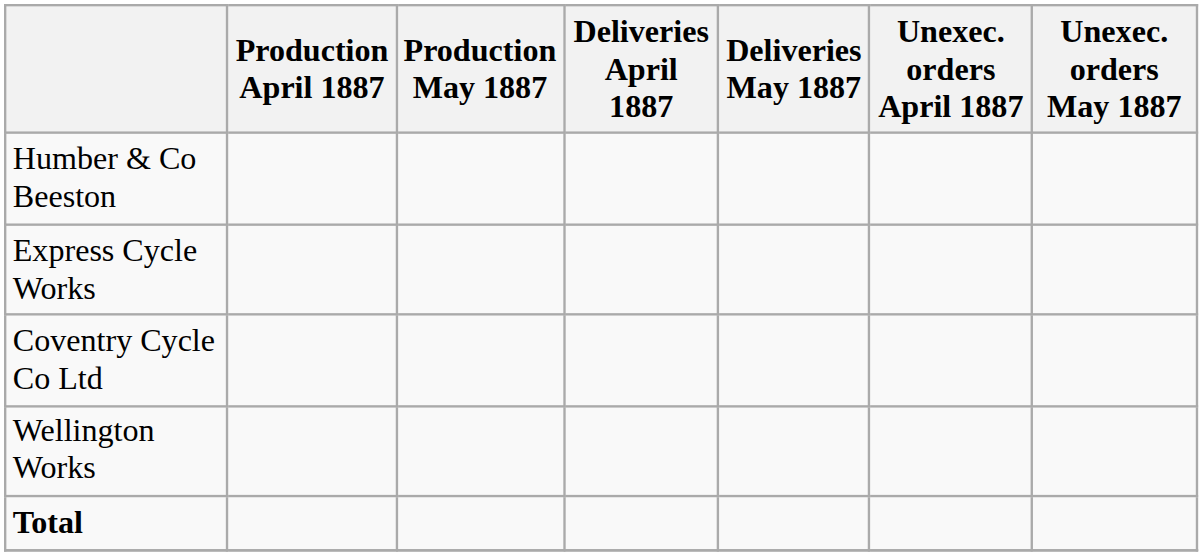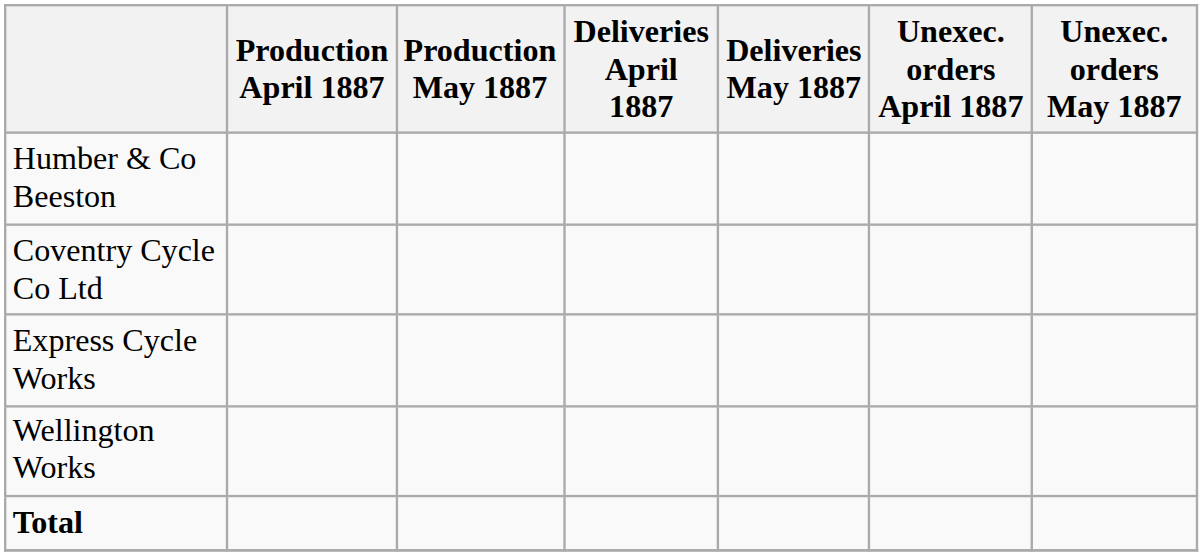rows swapped: (114, 359) <-> (105, 268)
